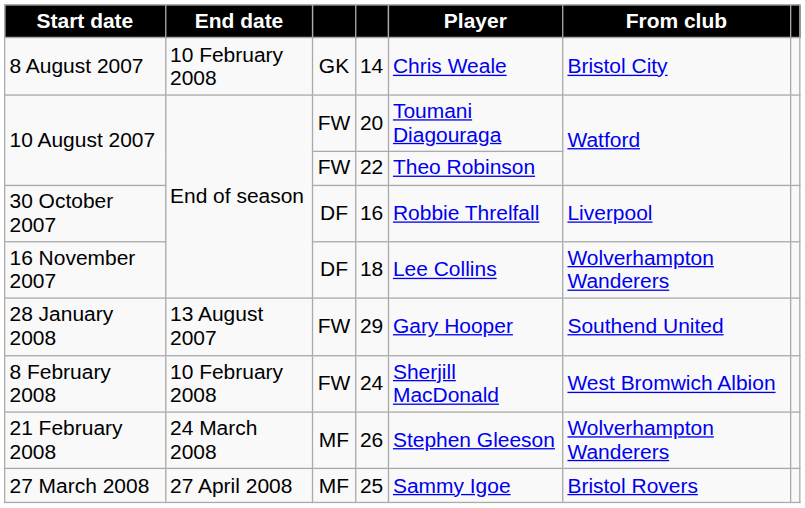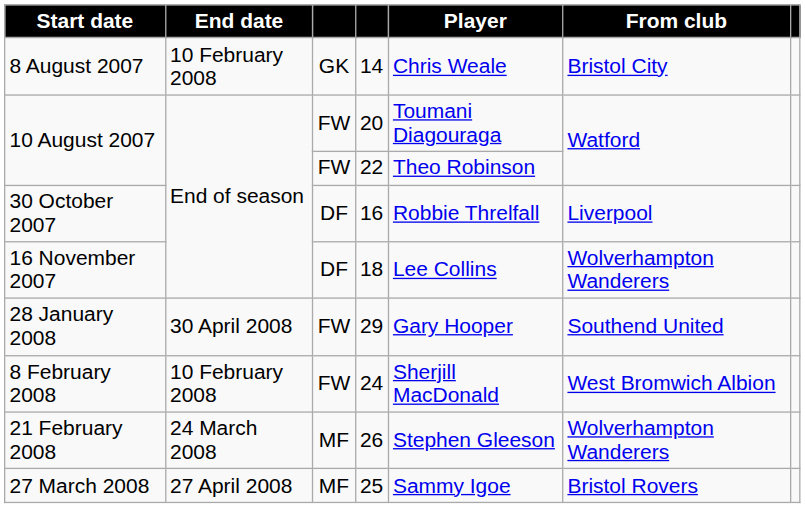(217, 326) 13 August 2007 -> (231, 326) 30 April 2008
